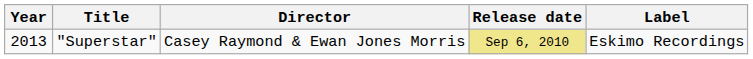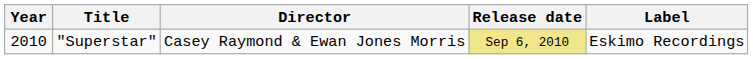(29, 42) 2013 -> (29, 42) 2010
